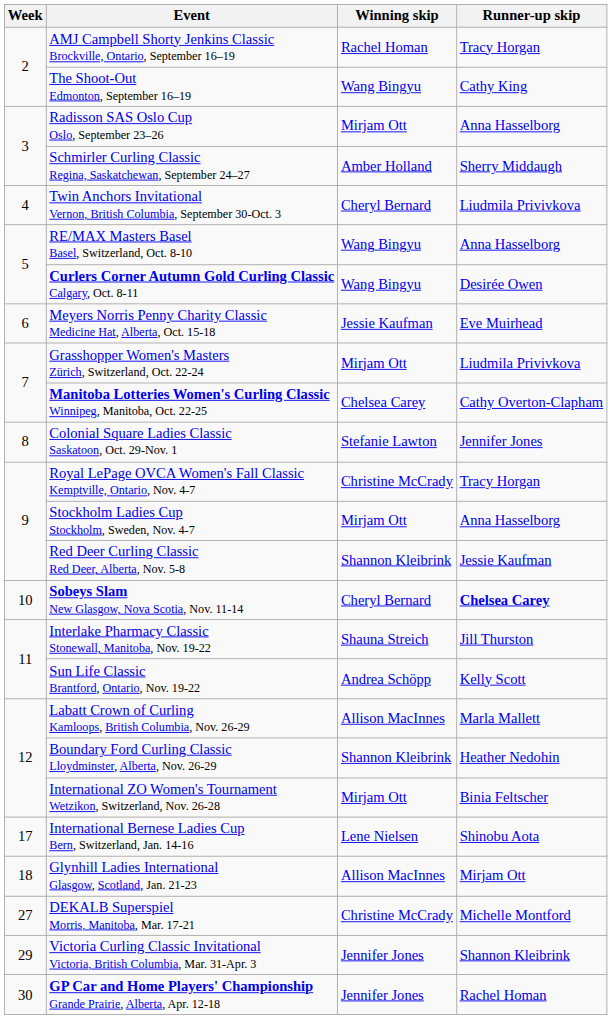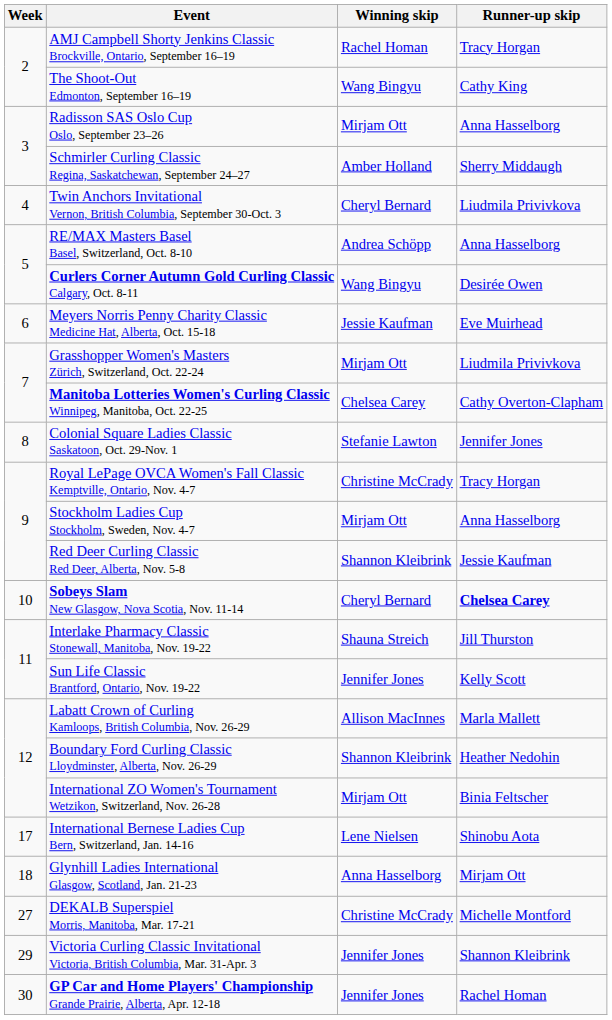(381, 244) Wang Bingyu -> (386, 244) Andrea Schöpp
(386, 678) Andrea Schöpp -> (382, 678) Jennifer Jones
(393, 876) Allison MacInnes -> (391, 876) Anna Hasselborg
